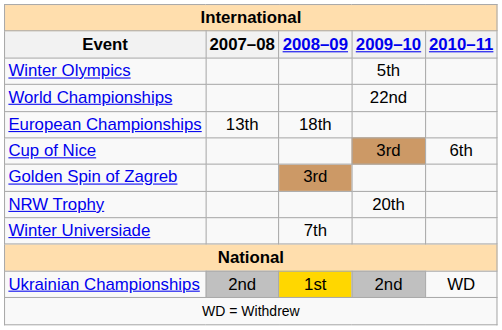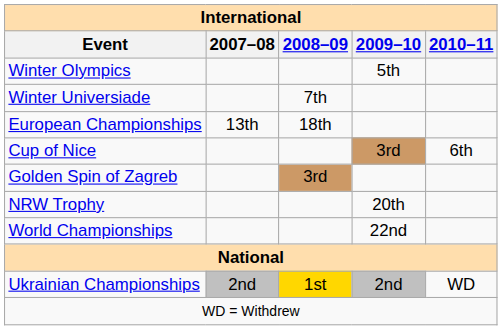rows swapped: (90, 97) <-> (79, 230)
